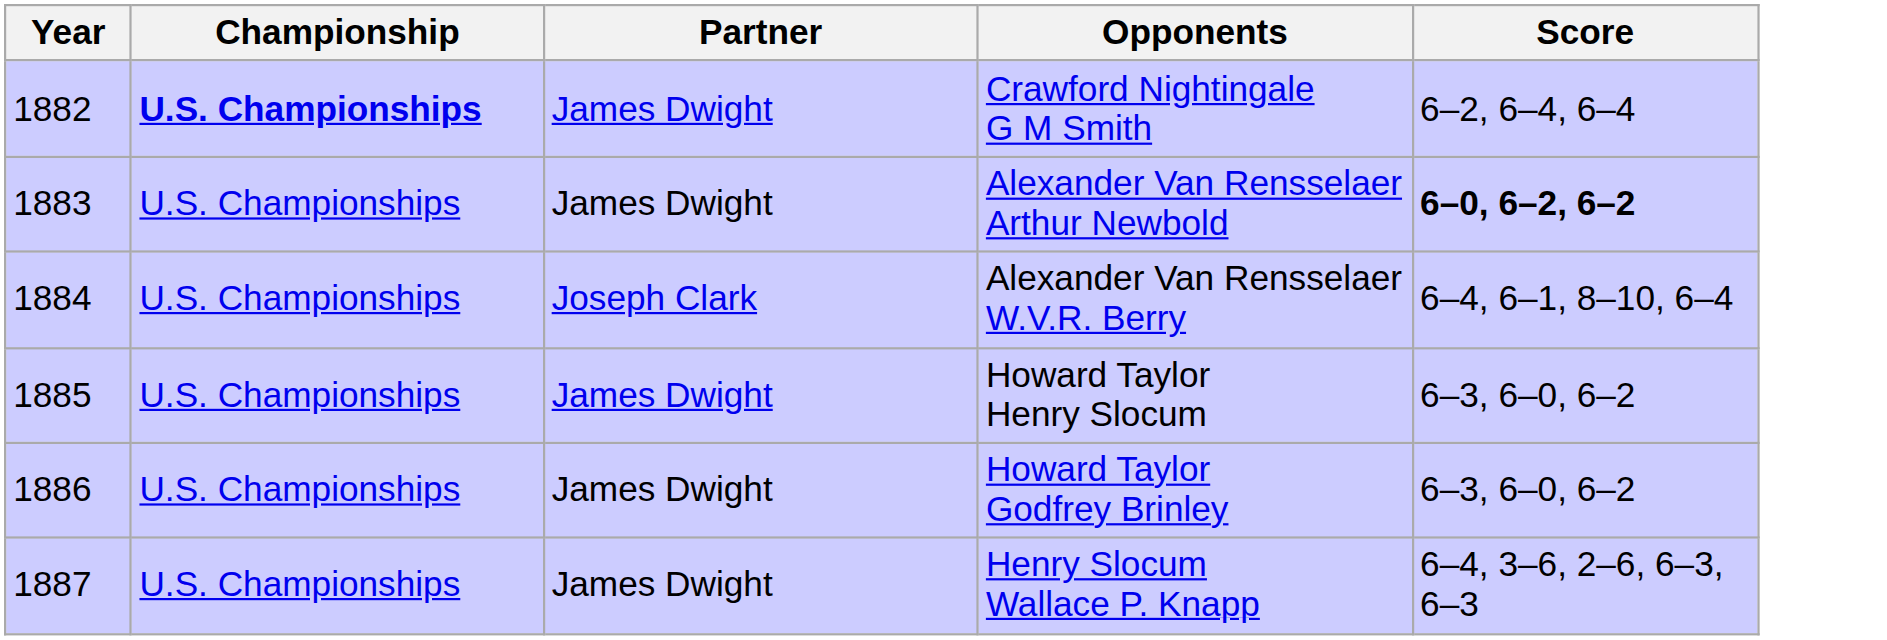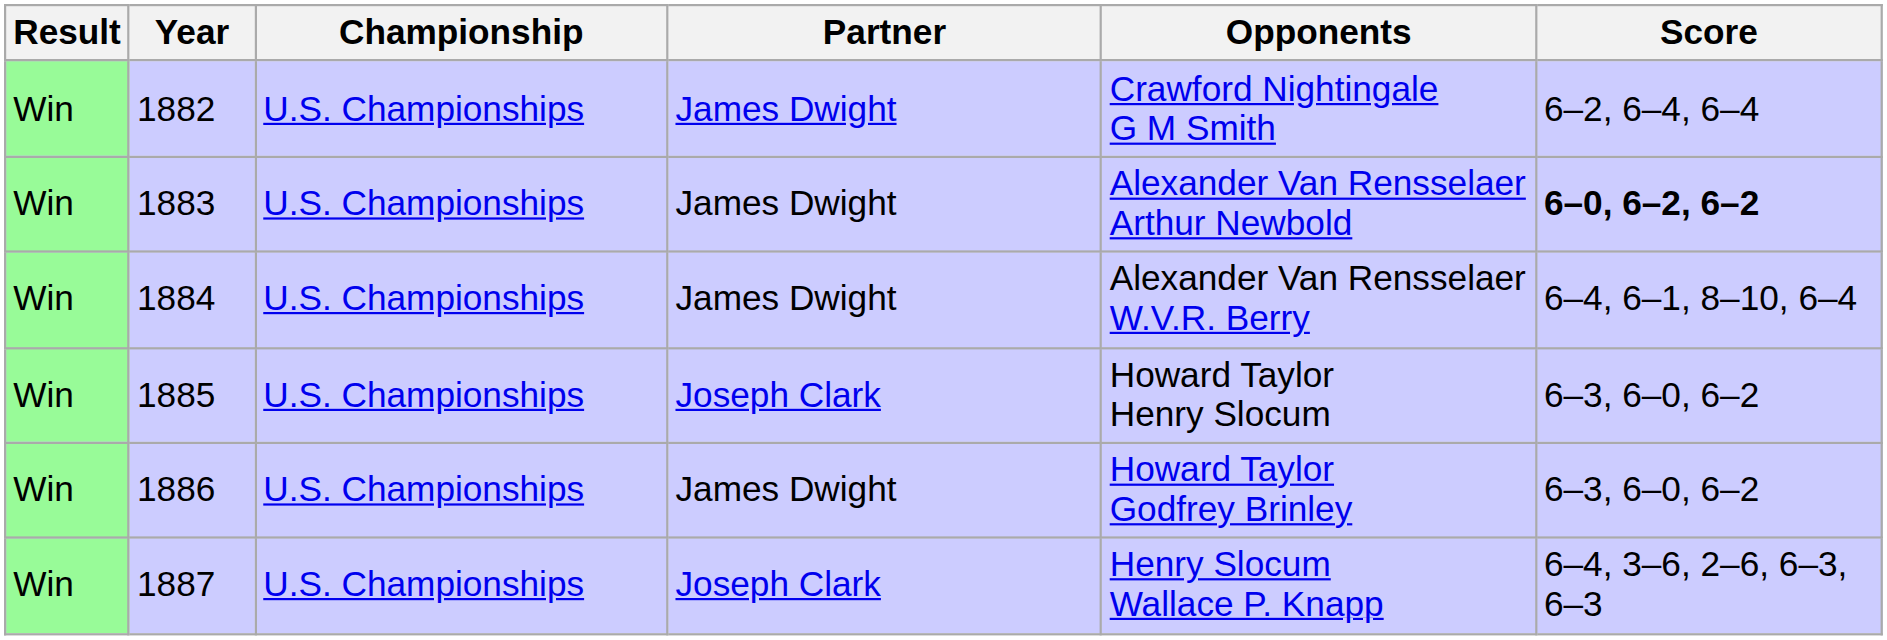+ column: (67, 32)
(311, 108) bold -> (424, 108) normal
(654, 298) Joseph Clark -> (786, 298) James Dwight
(662, 394) James Dwight -> (778, 394) Joseph Clark
(662, 585) James Dwight -> (778, 585) Joseph Clark
